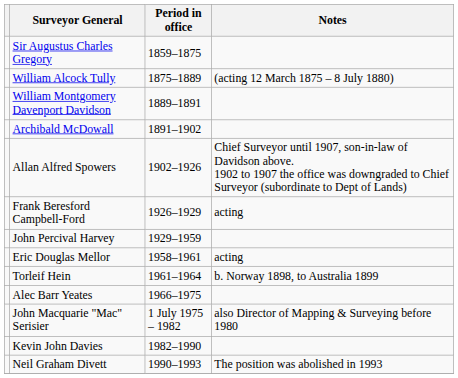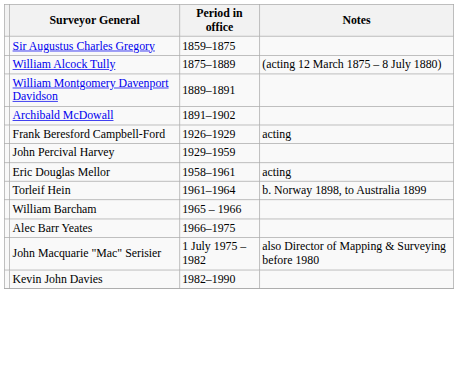- row: (64, 167)
+ row: (55, 209)
- row: (60, 364)
